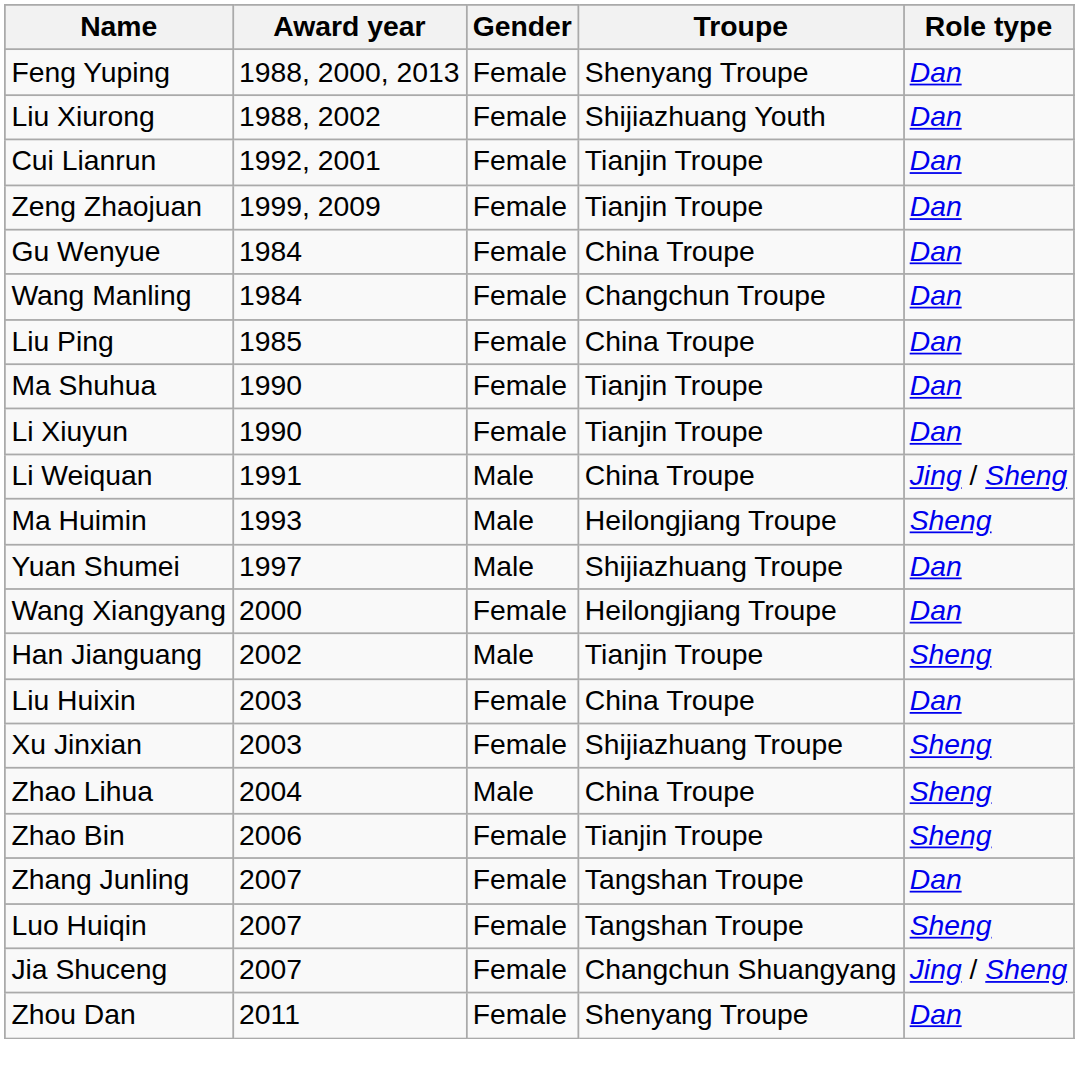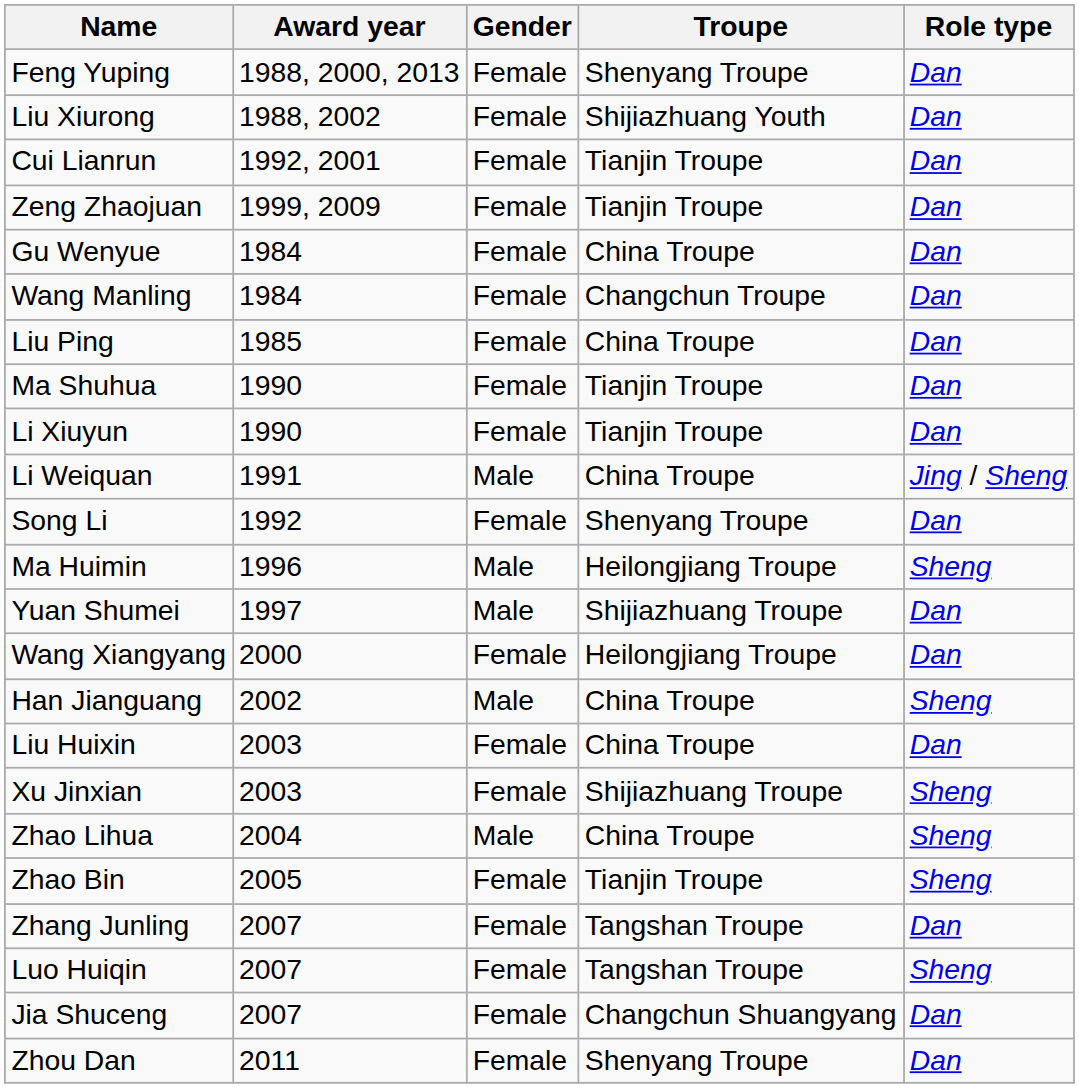+ row: (59, 521)
(271, 521) 1993 -> (271, 565) 1996
(674, 655) Tianjin Troupe -> (670, 700) China Troupe
(271, 835) 2006 -> (271, 880) 2005
(988, 970) Jing / Sheng -> (936, 1015) Dan
